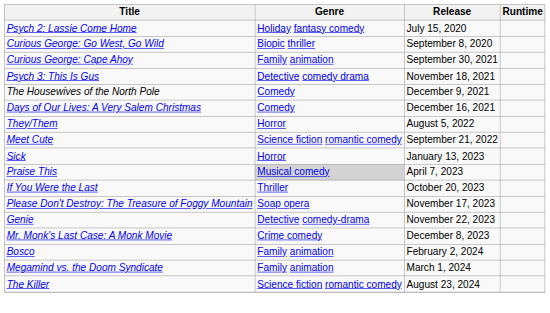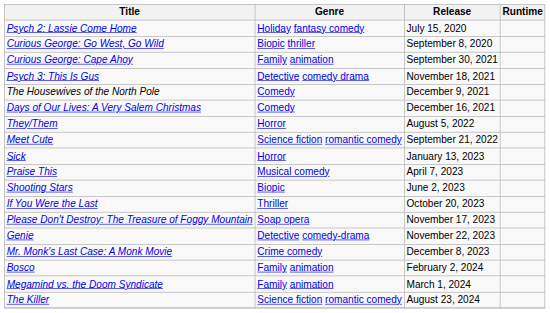(293, 172) lightgrey background -> (293, 172) no background
+ row: (40, 188)
